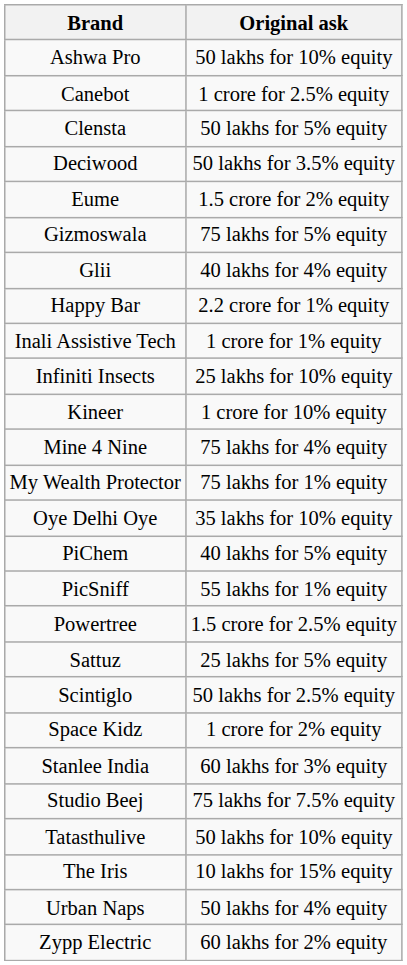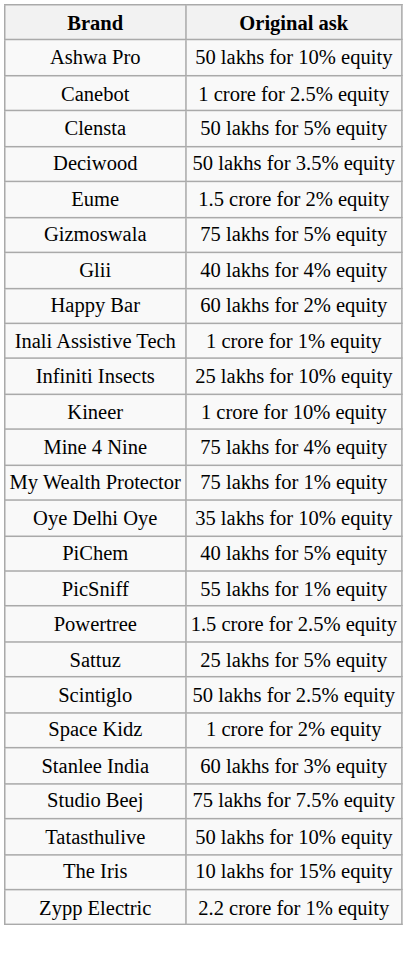(294, 305) 2.2 crore for 1% equity -> (294, 305) 60 lakhs for 2% equity
- row: (95, 907)
(294, 942) 60 lakhs for 2% equity -> (294, 907) 2.2 crore for 1% equity
